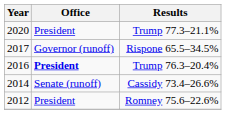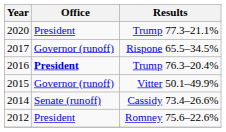+ row: (178, 83)
